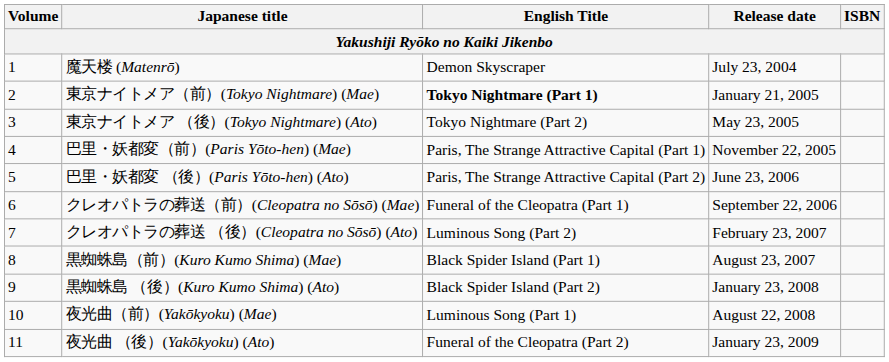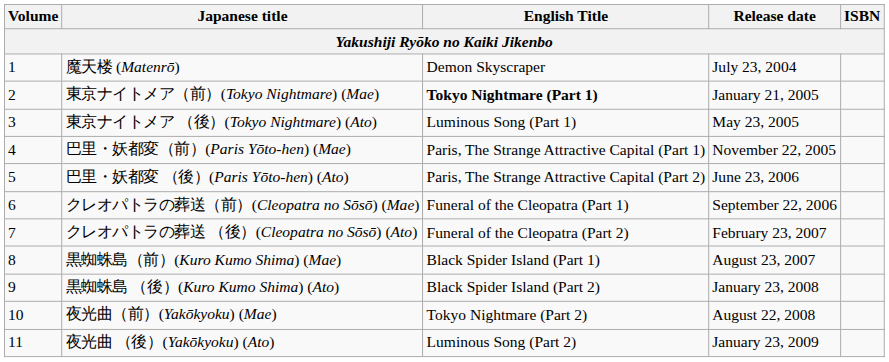(507, 122) Tokyo Nightmare (Part 2) -> (501, 122) Luminous Song (Part 1)
(501, 232) Luminous Song (Part 2) -> (528, 232) Funeral of the Cleopatra (Part 2)
(501, 315) Luminous Song (Part 1) -> (507, 315) Tokyo Nightmare (Part 2)
(528, 342) Funeral of the Cleopatra (Part 2) -> (501, 342) Luminous Song (Part 2)
